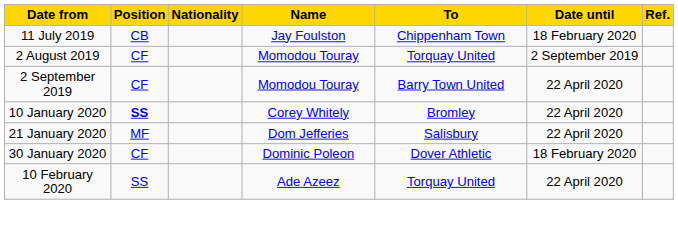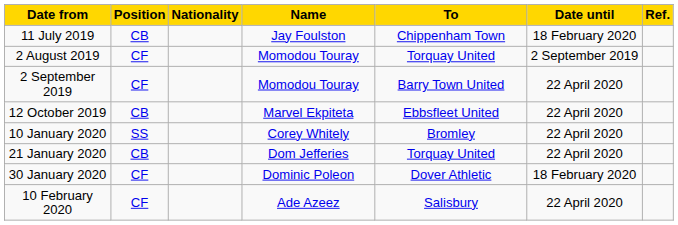+ row: (58, 113)
(140, 113) bold -> (140, 133) normal
(140, 133) MF -> (140, 154) CB
(451, 133) Salisbury -> (451, 154) Torquay United
(140, 182) SS -> (140, 203) CF
(451, 182) Torquay United -> (451, 203) Salisbury
